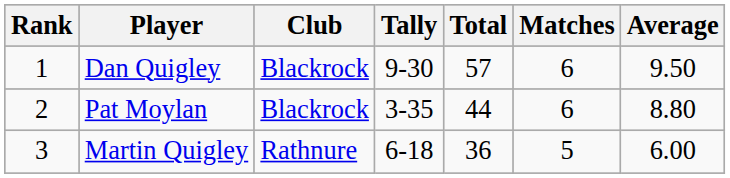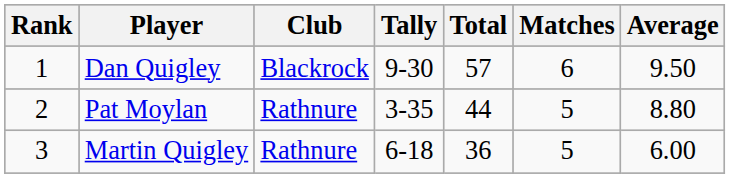(315, 109) Blackrock -> (309, 109) Rathnure
(567, 109) 6 -> (567, 109) 5
